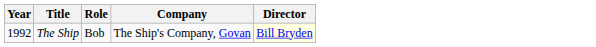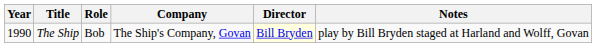+ column: (453, 14)
(19, 33) 1992 -> (19, 33) 1990
